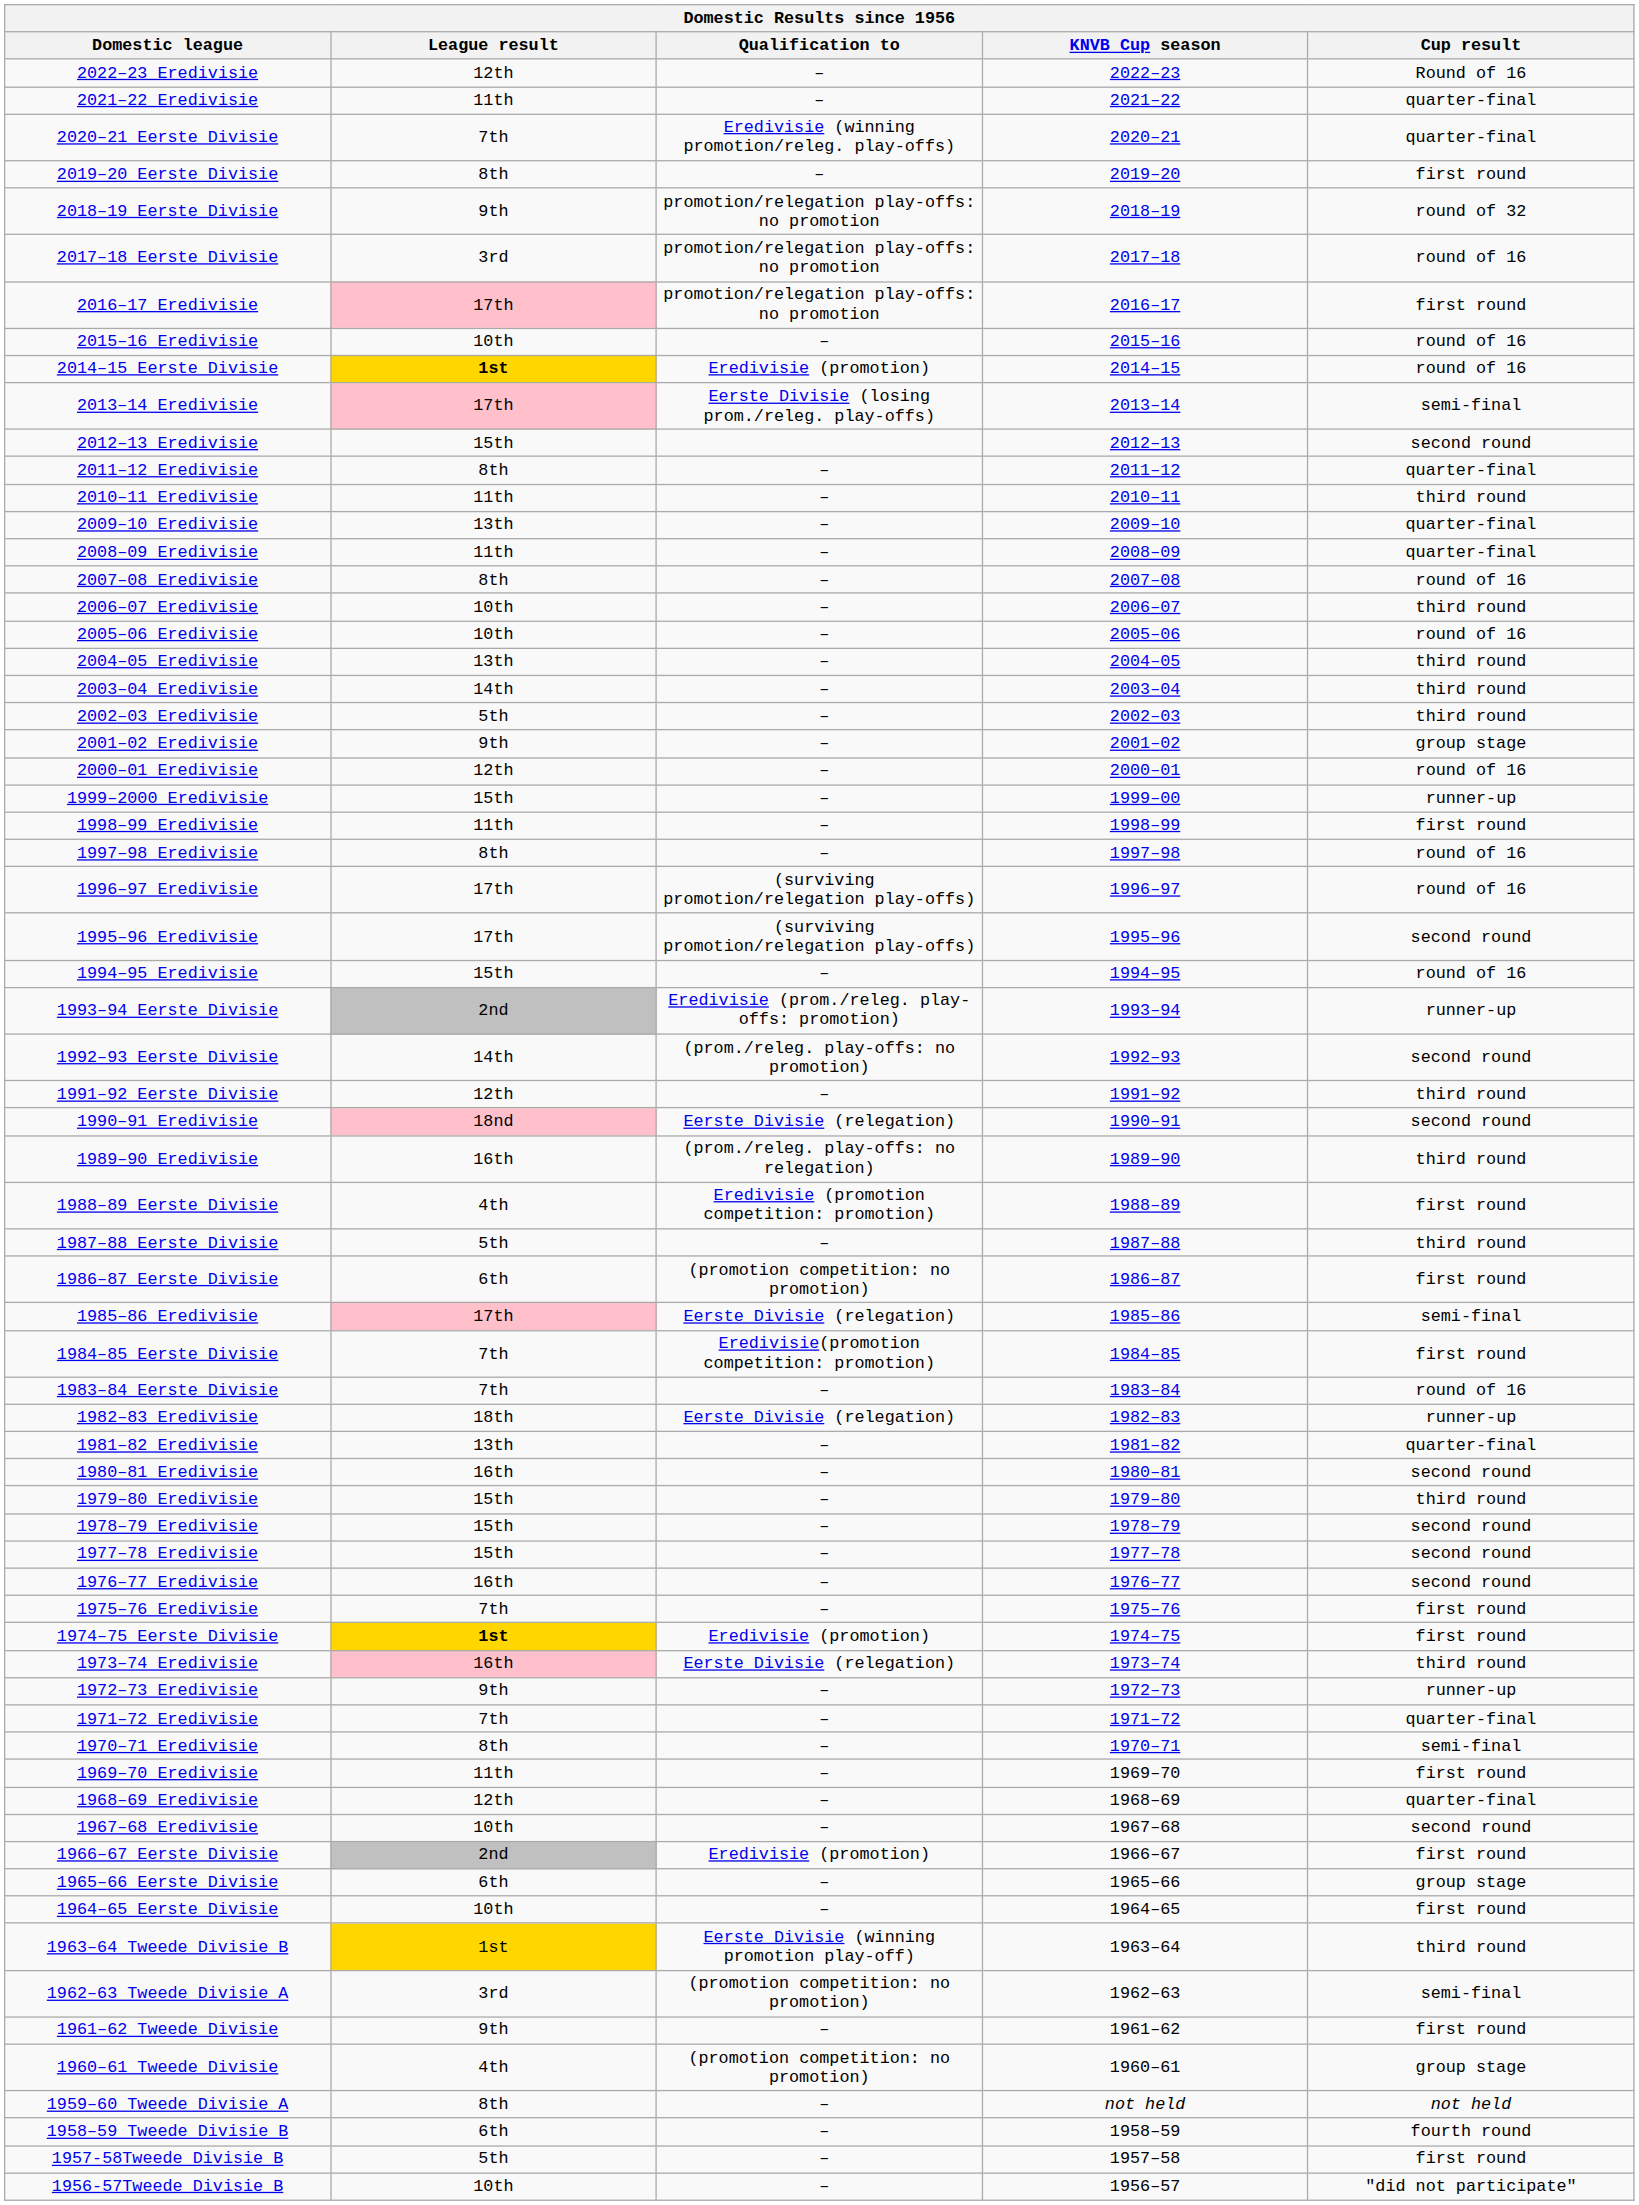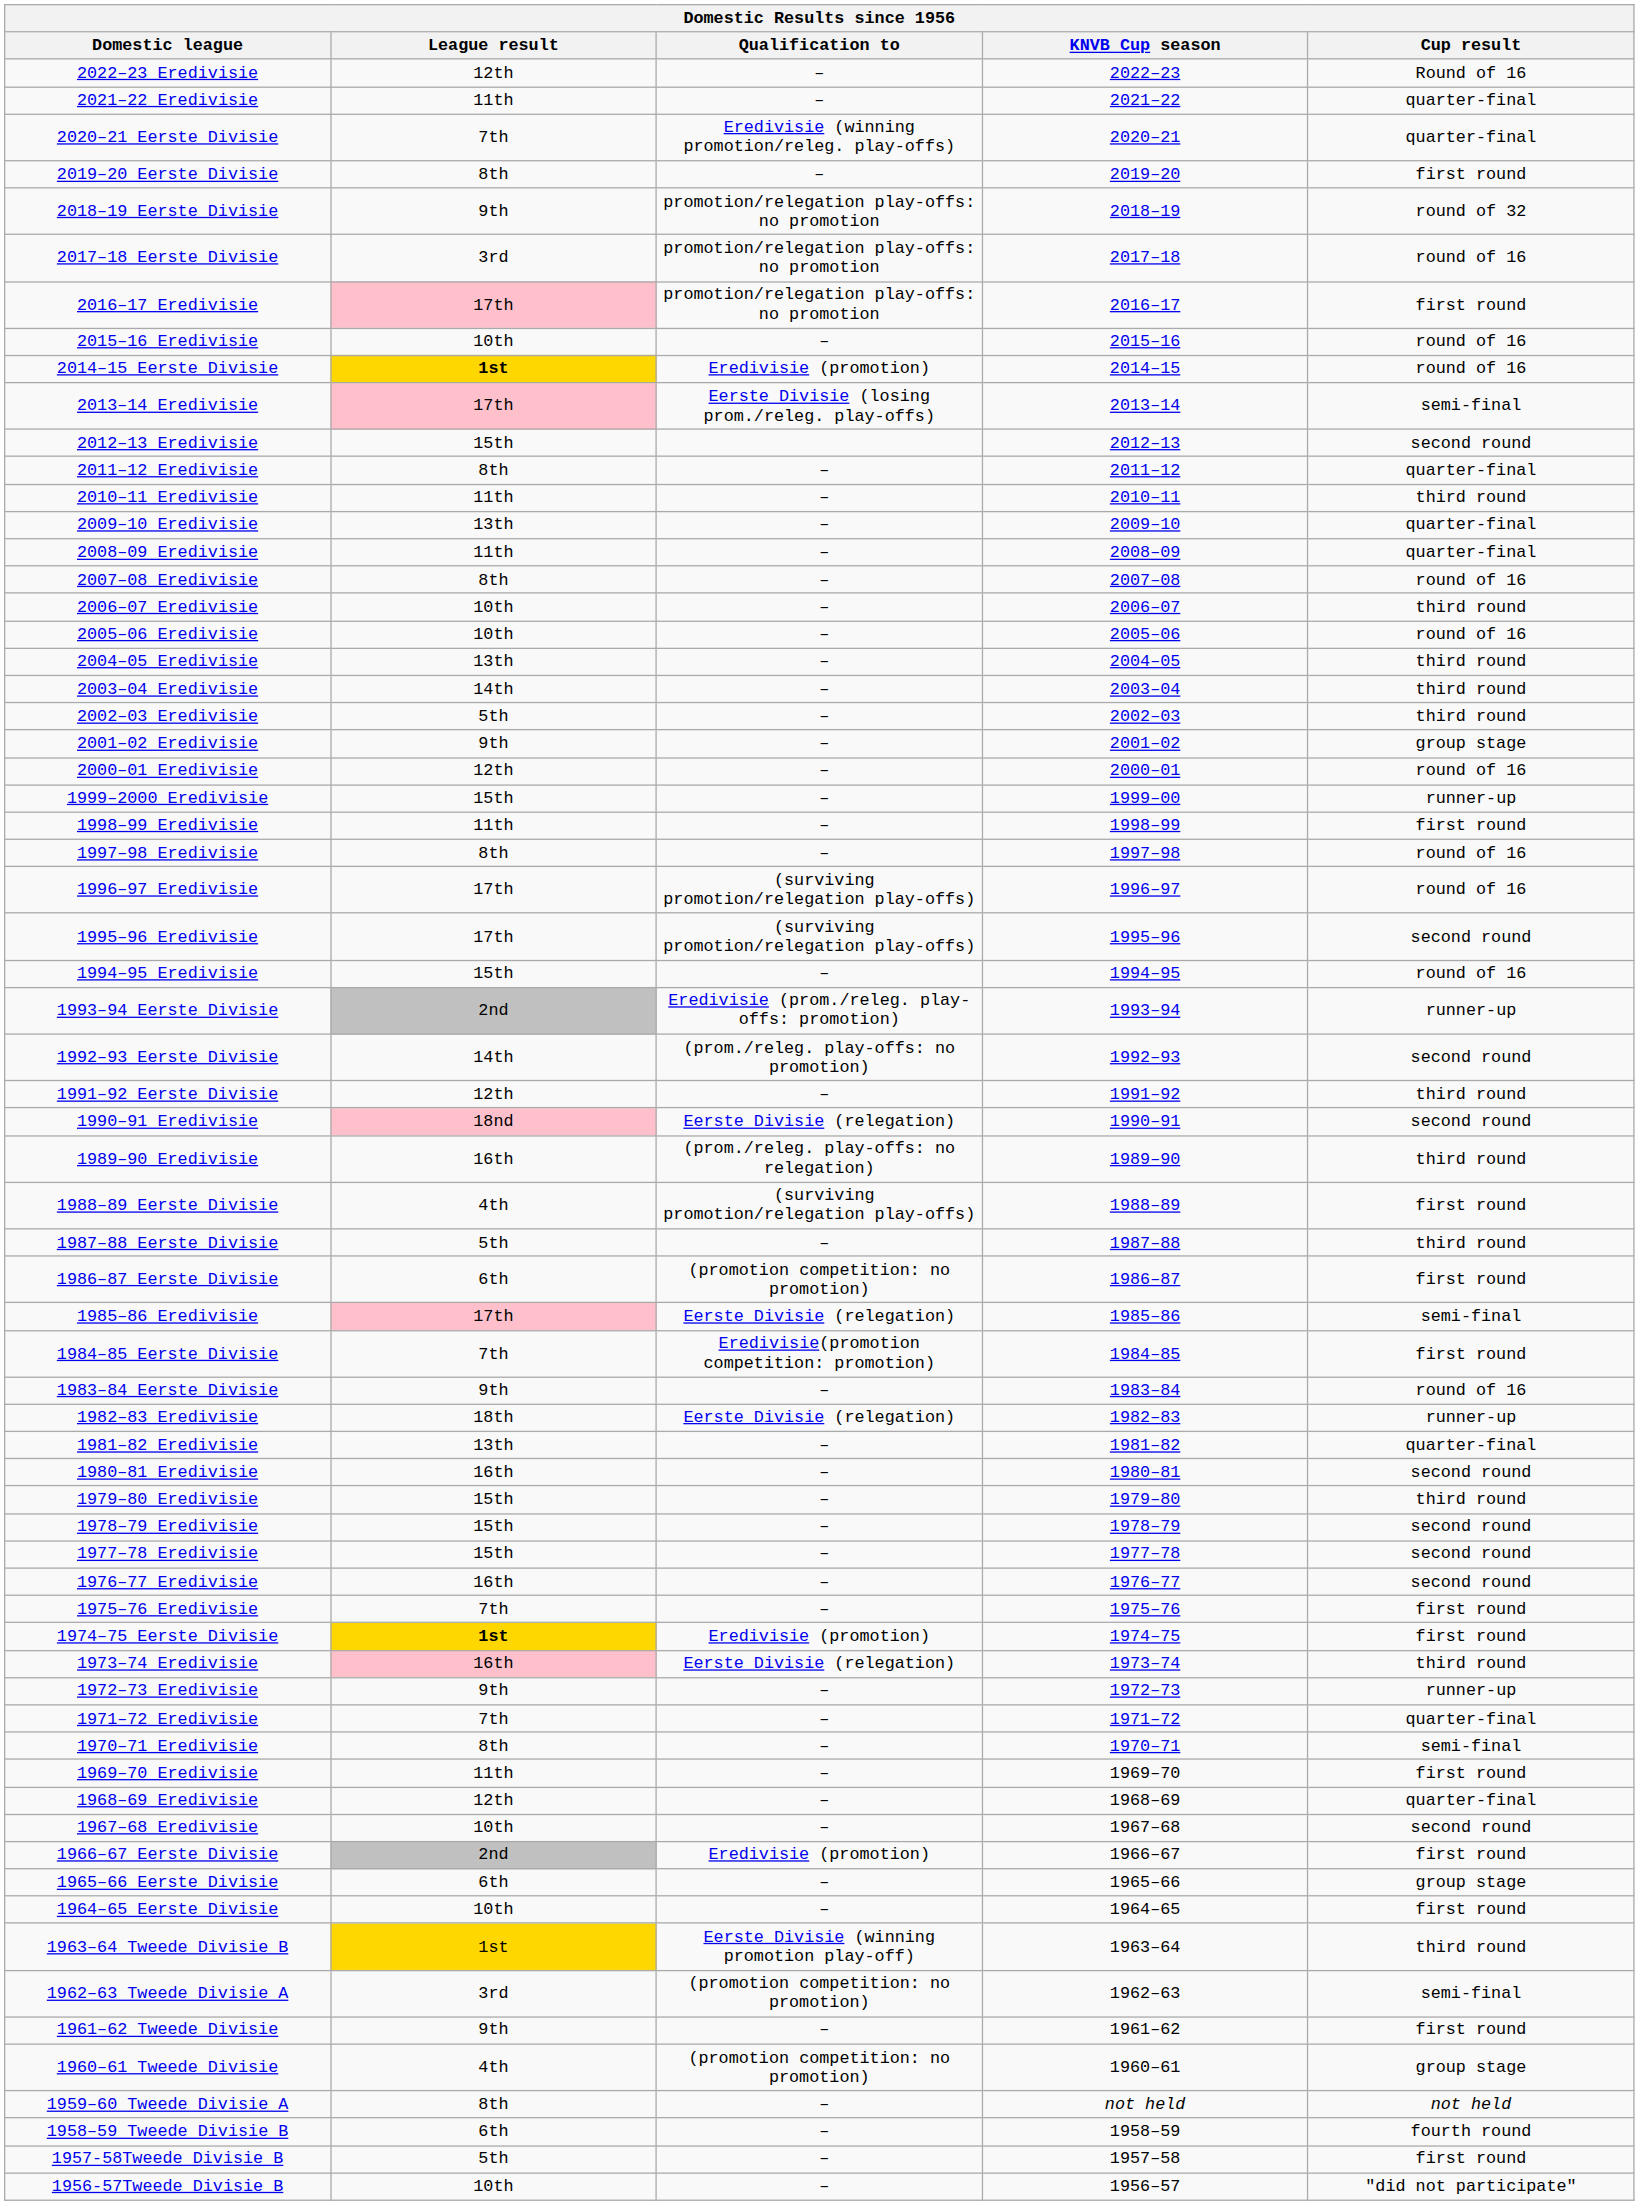(819, 1205) Eredivisie (promotion competition: promotion) -> (819, 1205) (surviving promotion/relegation play-offs)
(493, 1390) 7th -> (493, 1390) 9th
